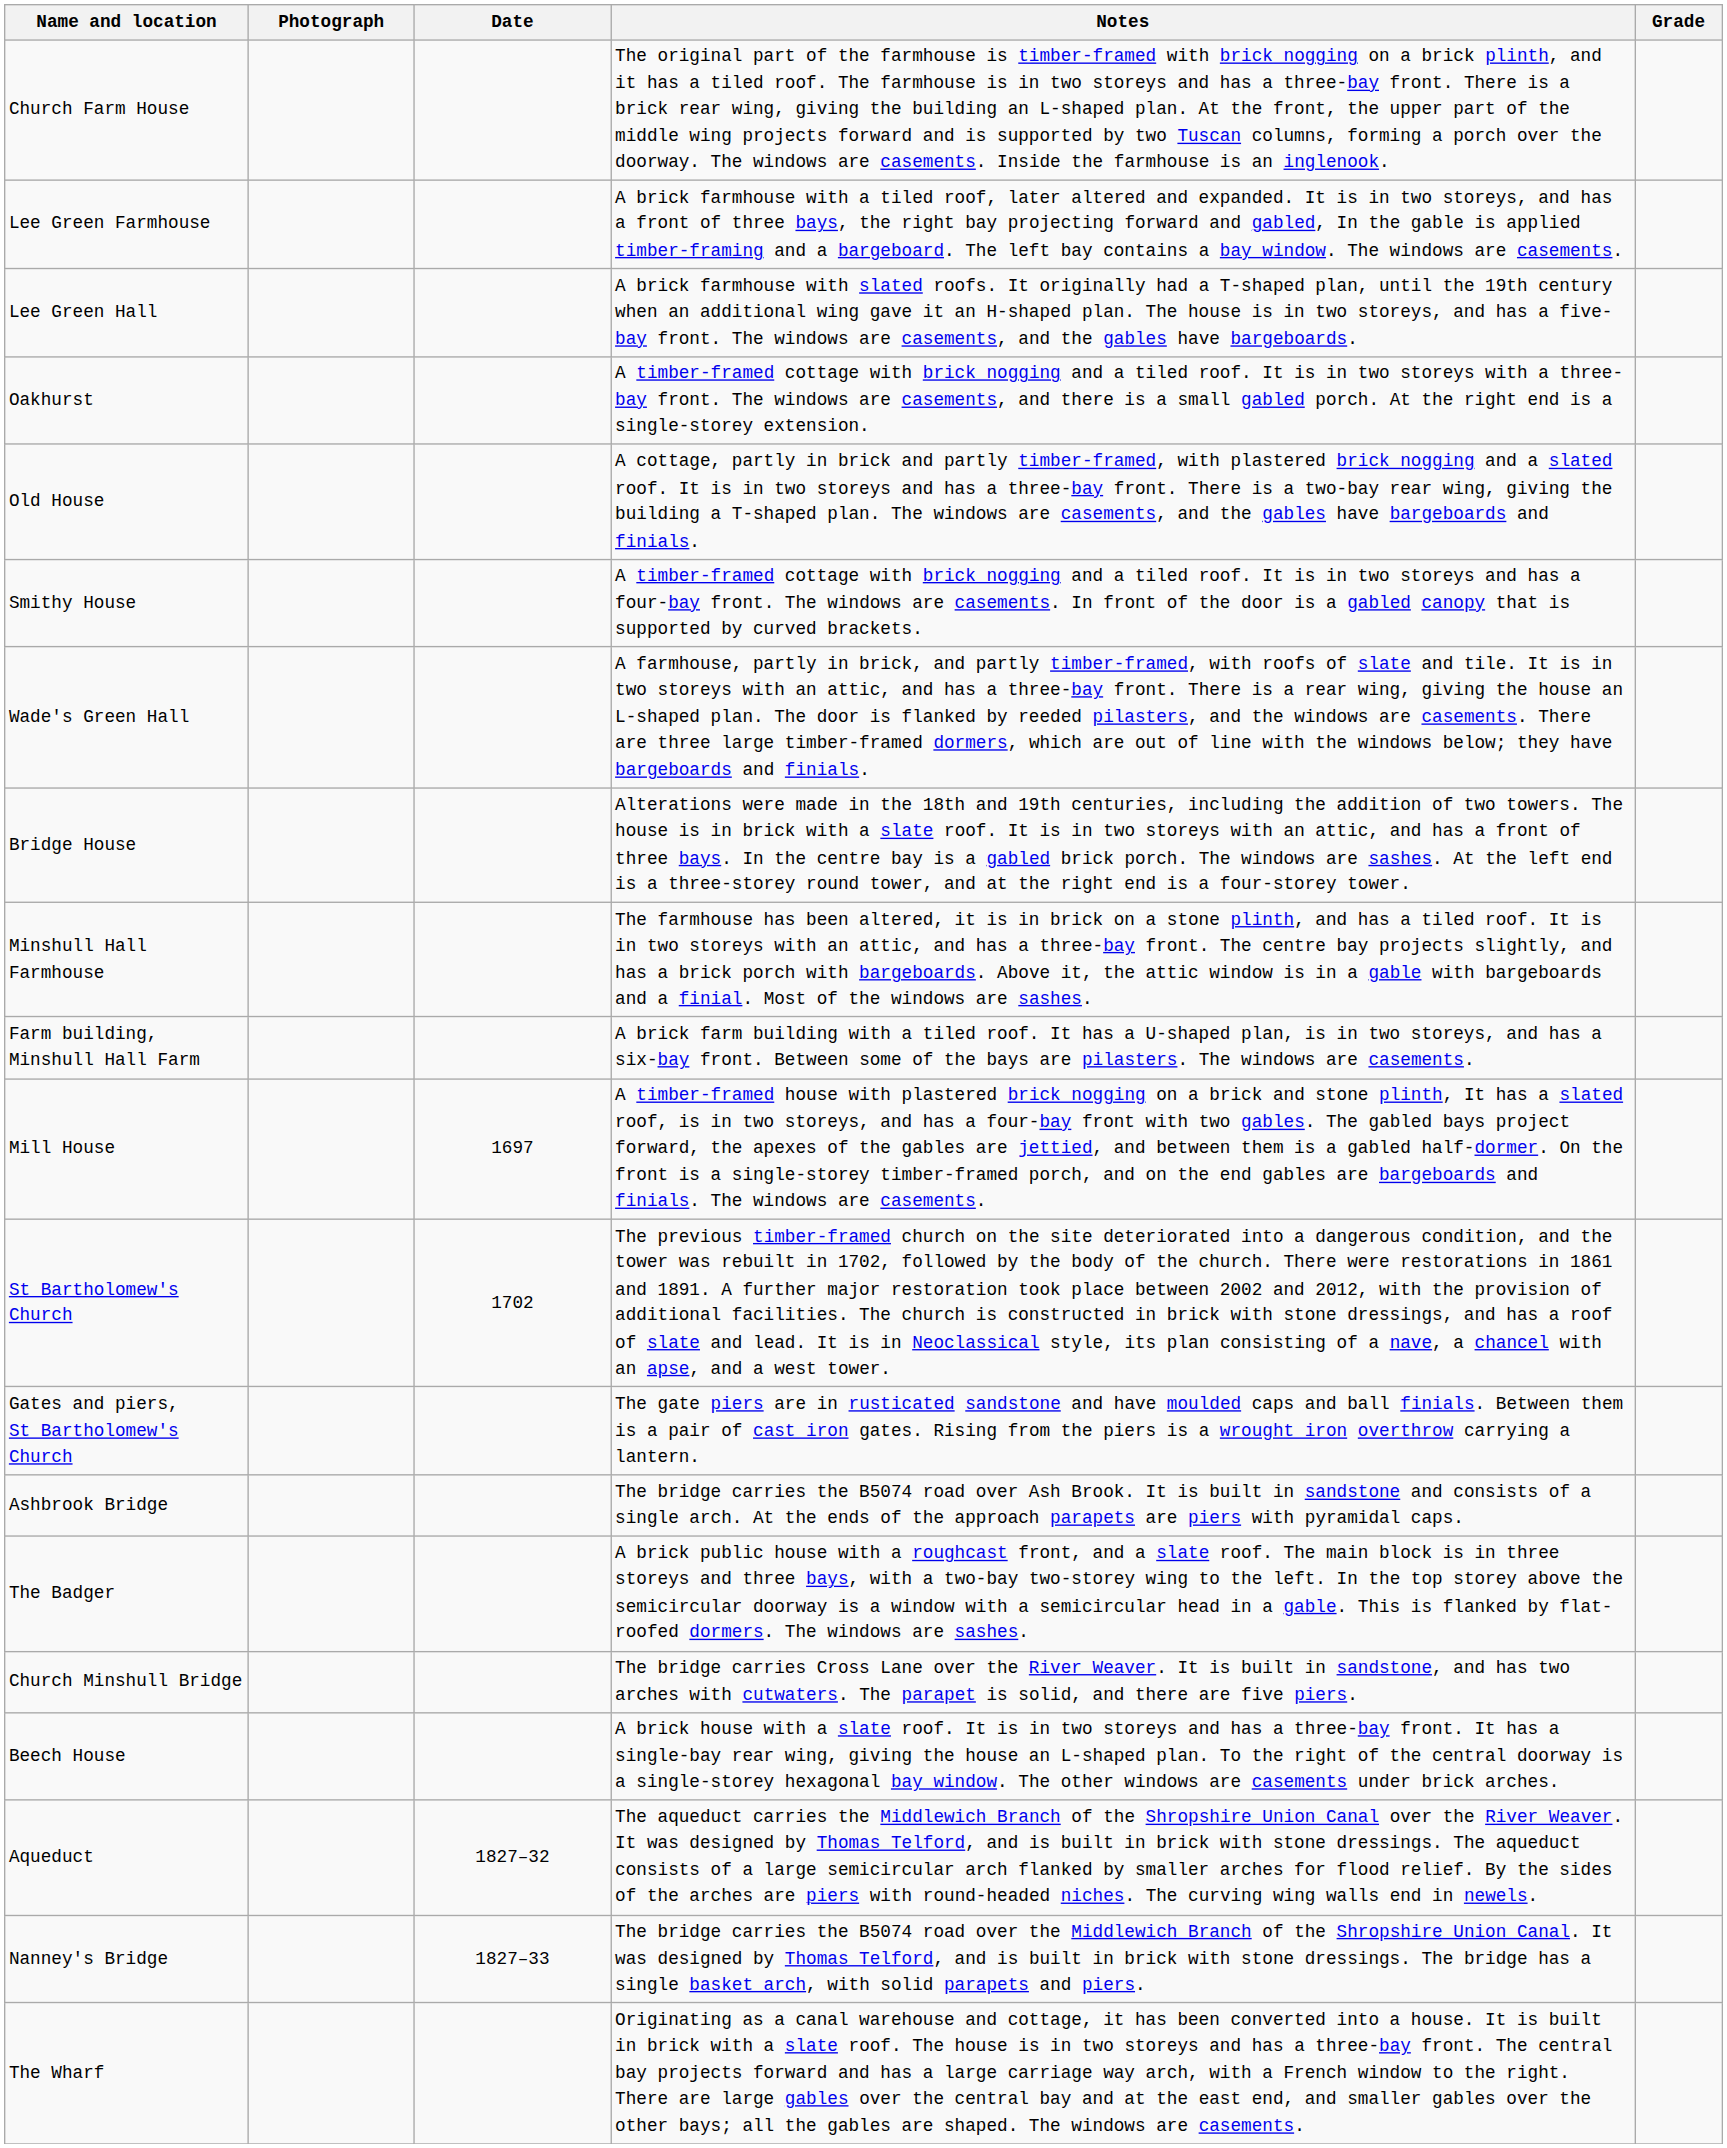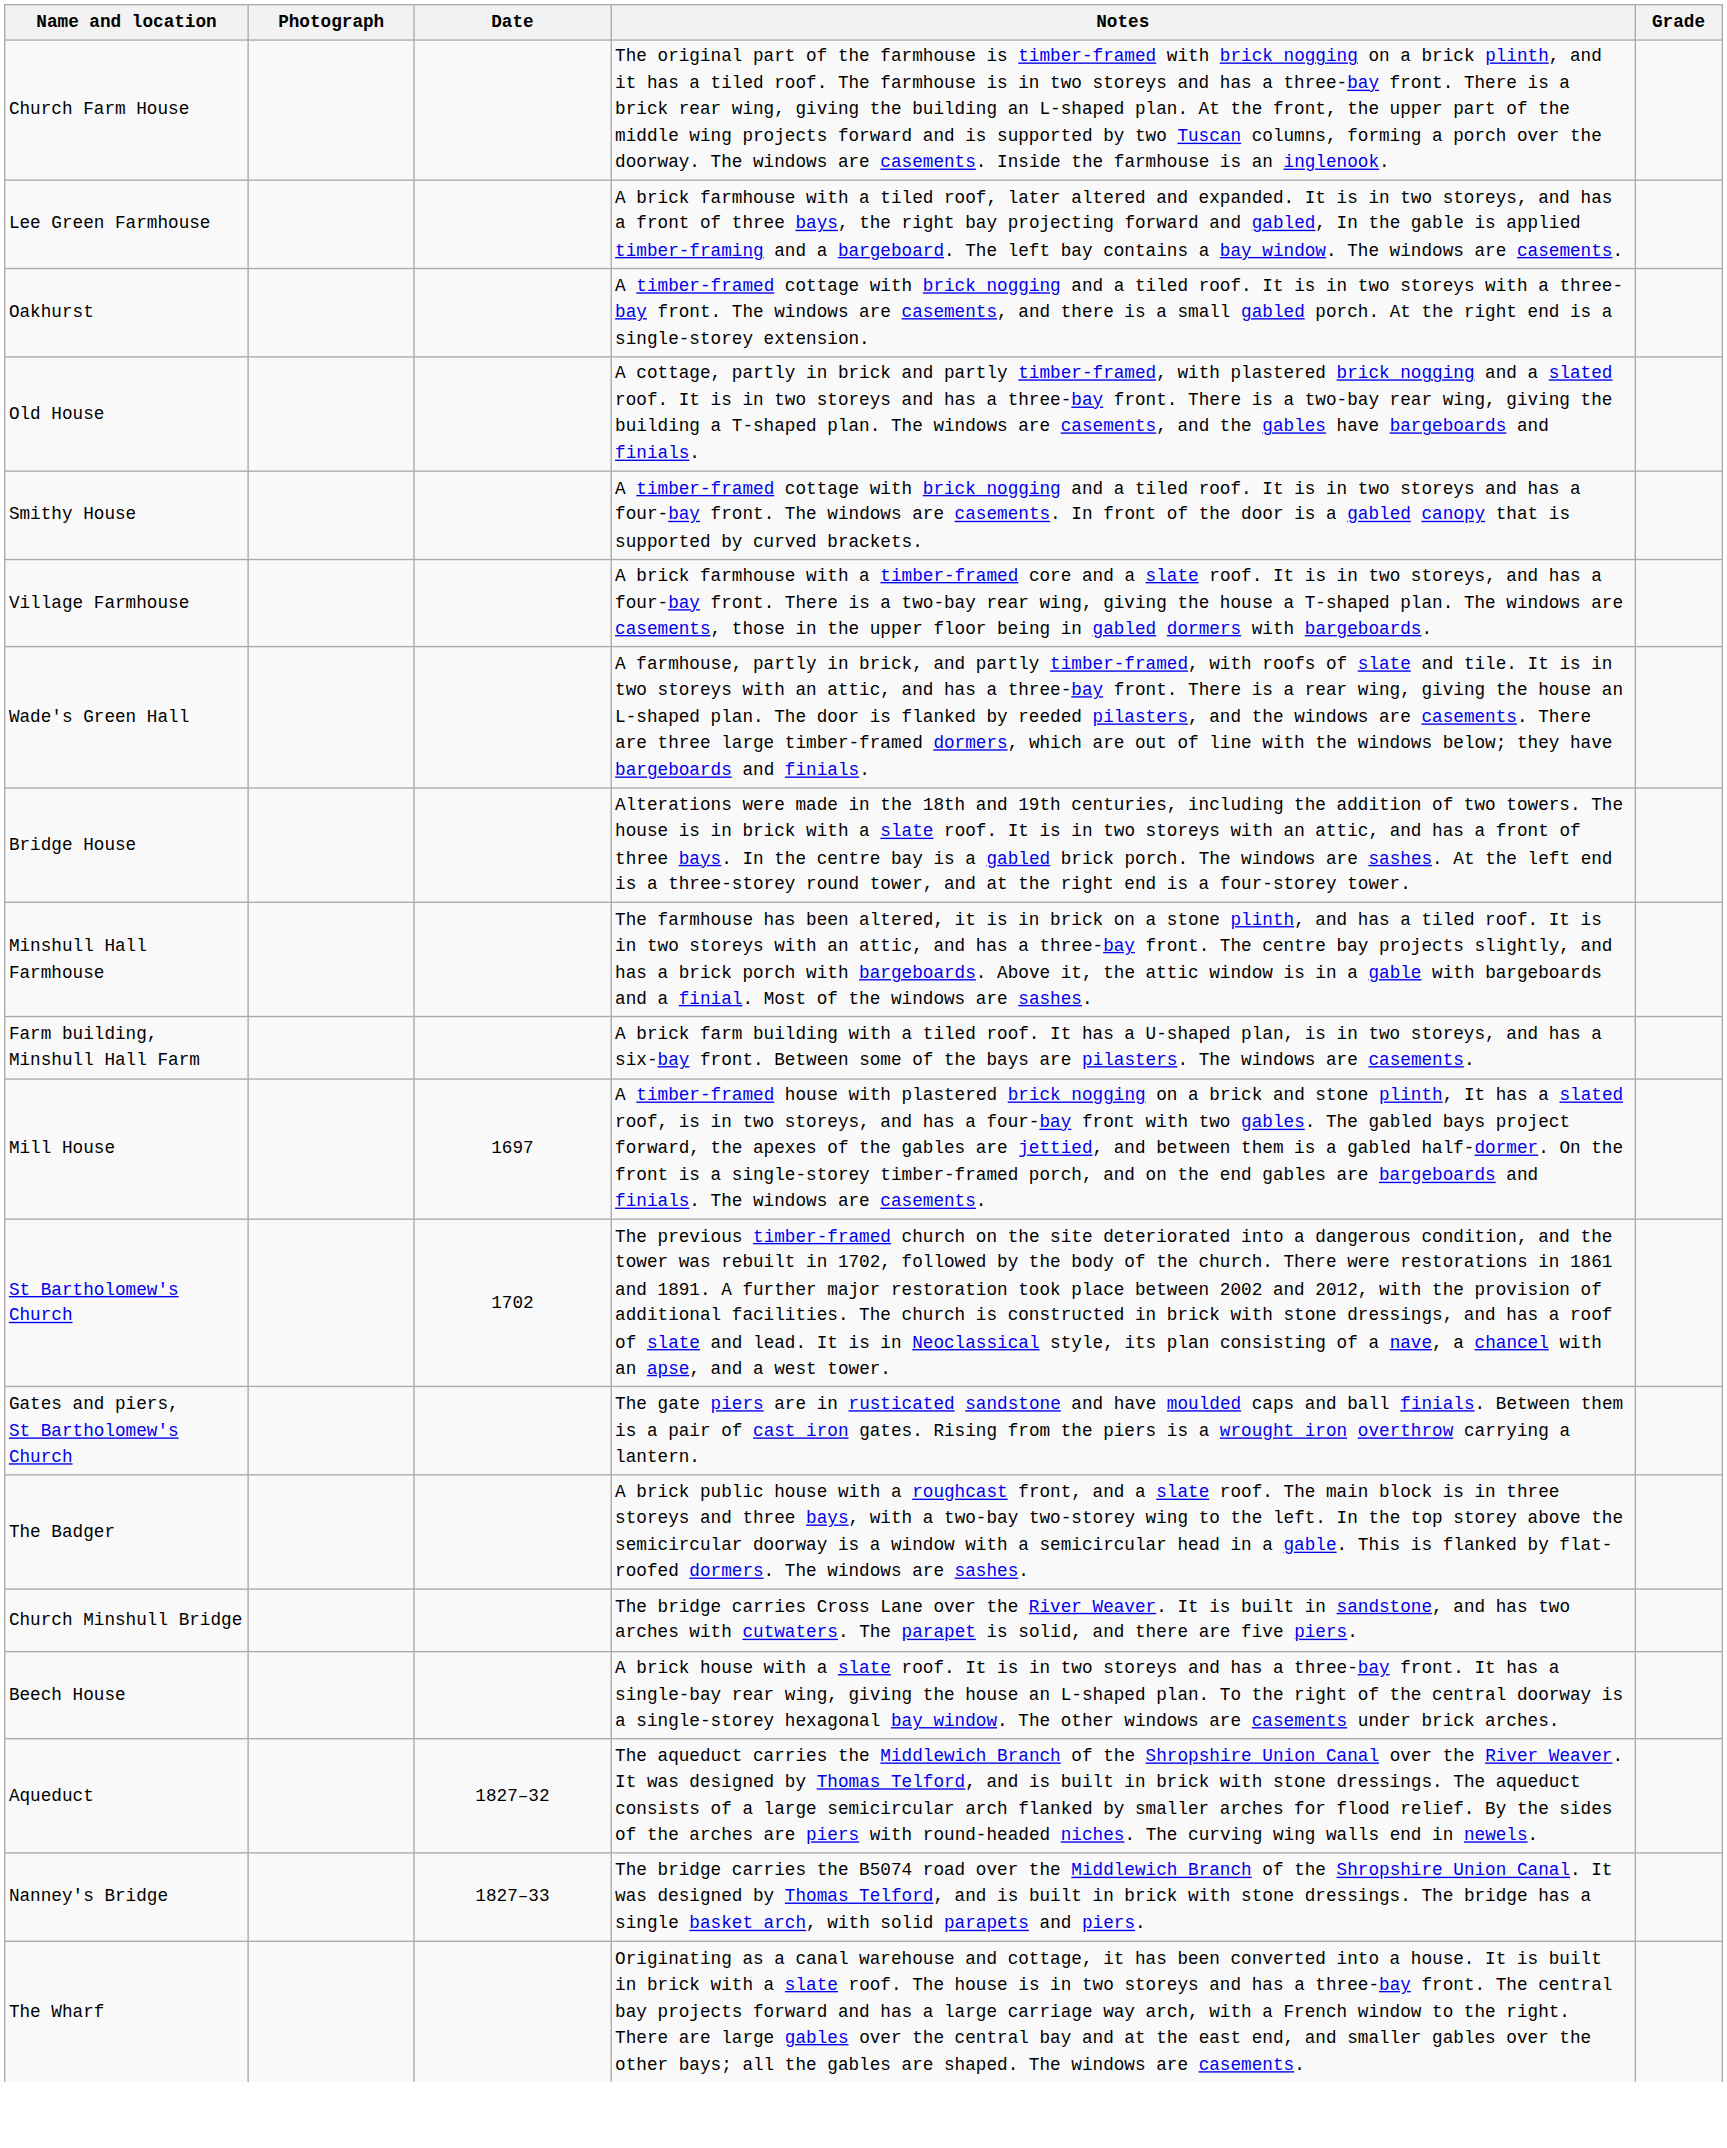- row: (83, 312)
+ row: (99, 603)
- row: (88, 1505)
